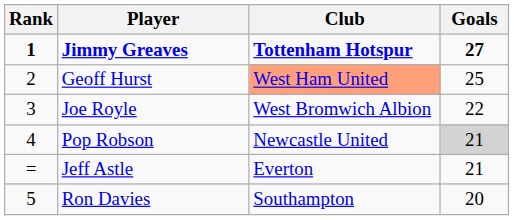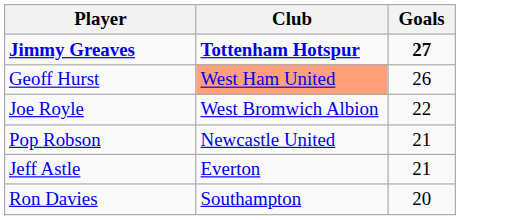- column: (31, 19)
(474, 79) 25 -> (422, 79) 26
(474, 139) lightgrey background -> (422, 139) no background
